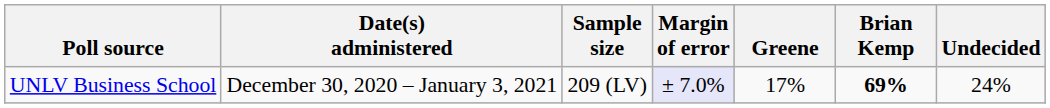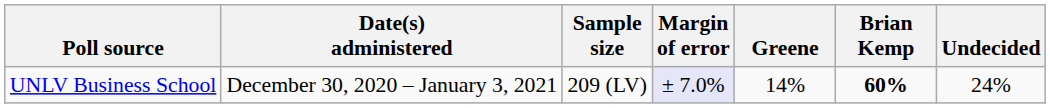(785, 84) 17% -> (785, 84) 14%
(886, 84) 69% -> (886, 84) 60%
